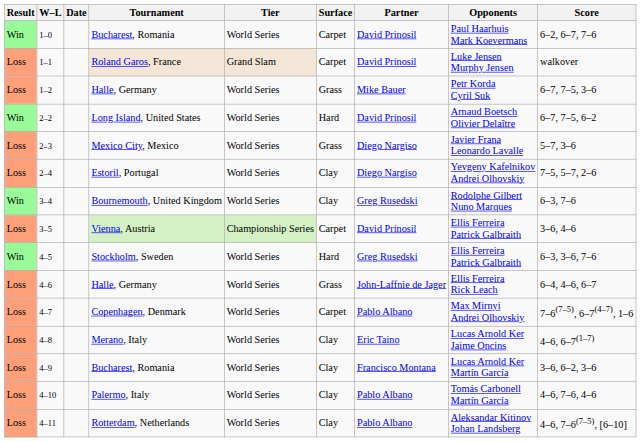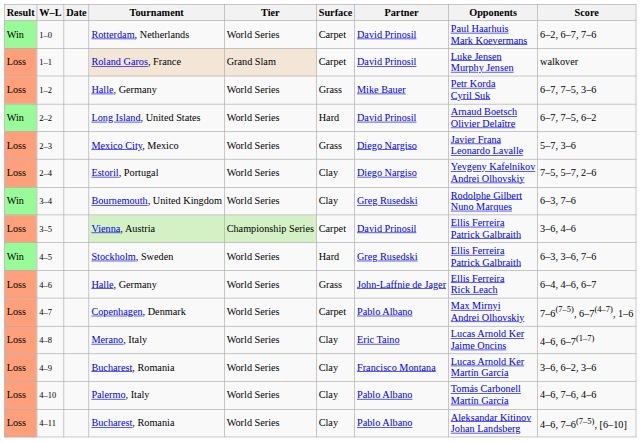(133, 34) Bucharest, Romania -> (140, 34) Rotterdam, Netherlands
(140, 423) Rotterdam, Netherlands -> (133, 423) Bucharest, Romania
